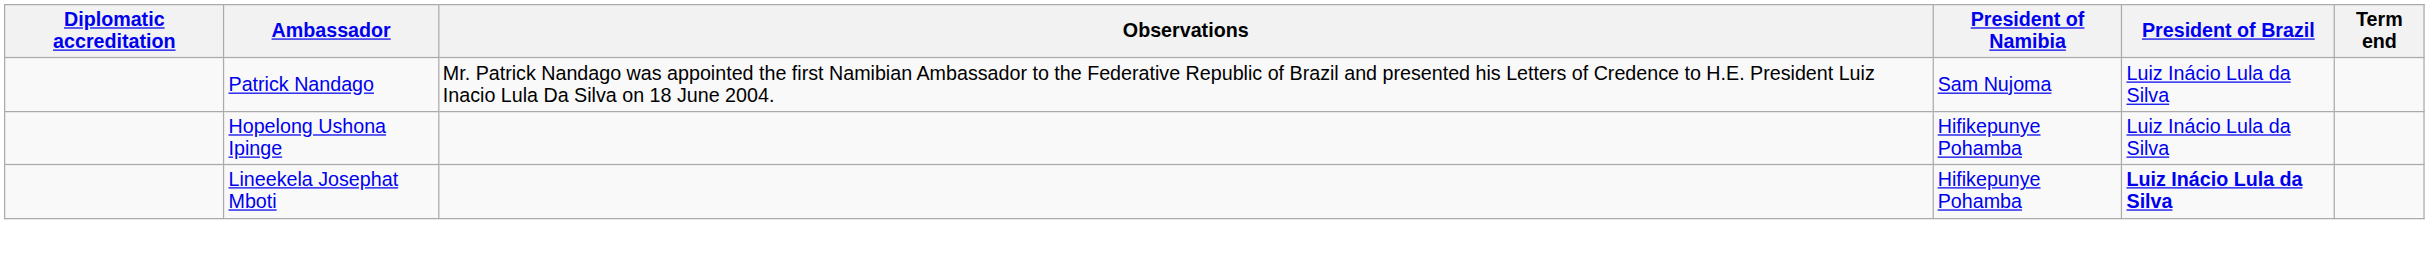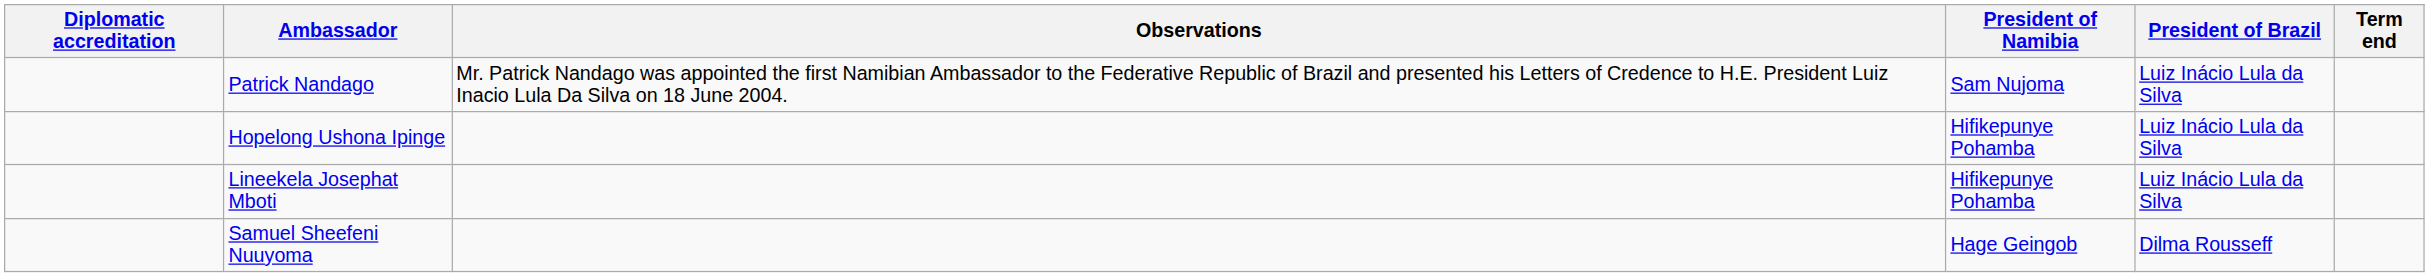(2215, 191) bold -> (2221, 191) normal
+ row: (303, 244)
